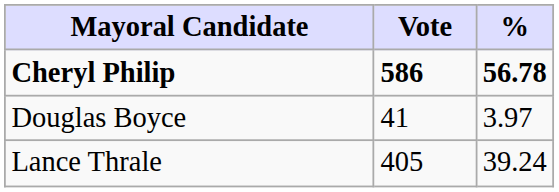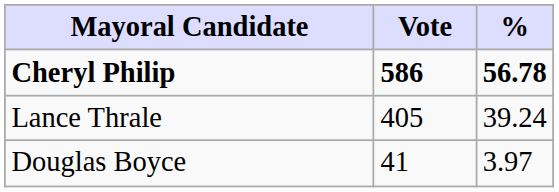rows swapped: (87, 162) <-> (99, 117)
